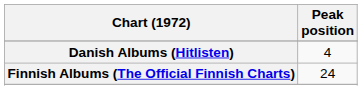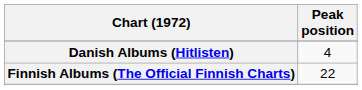(328, 73) 24 -> (328, 73) 22
